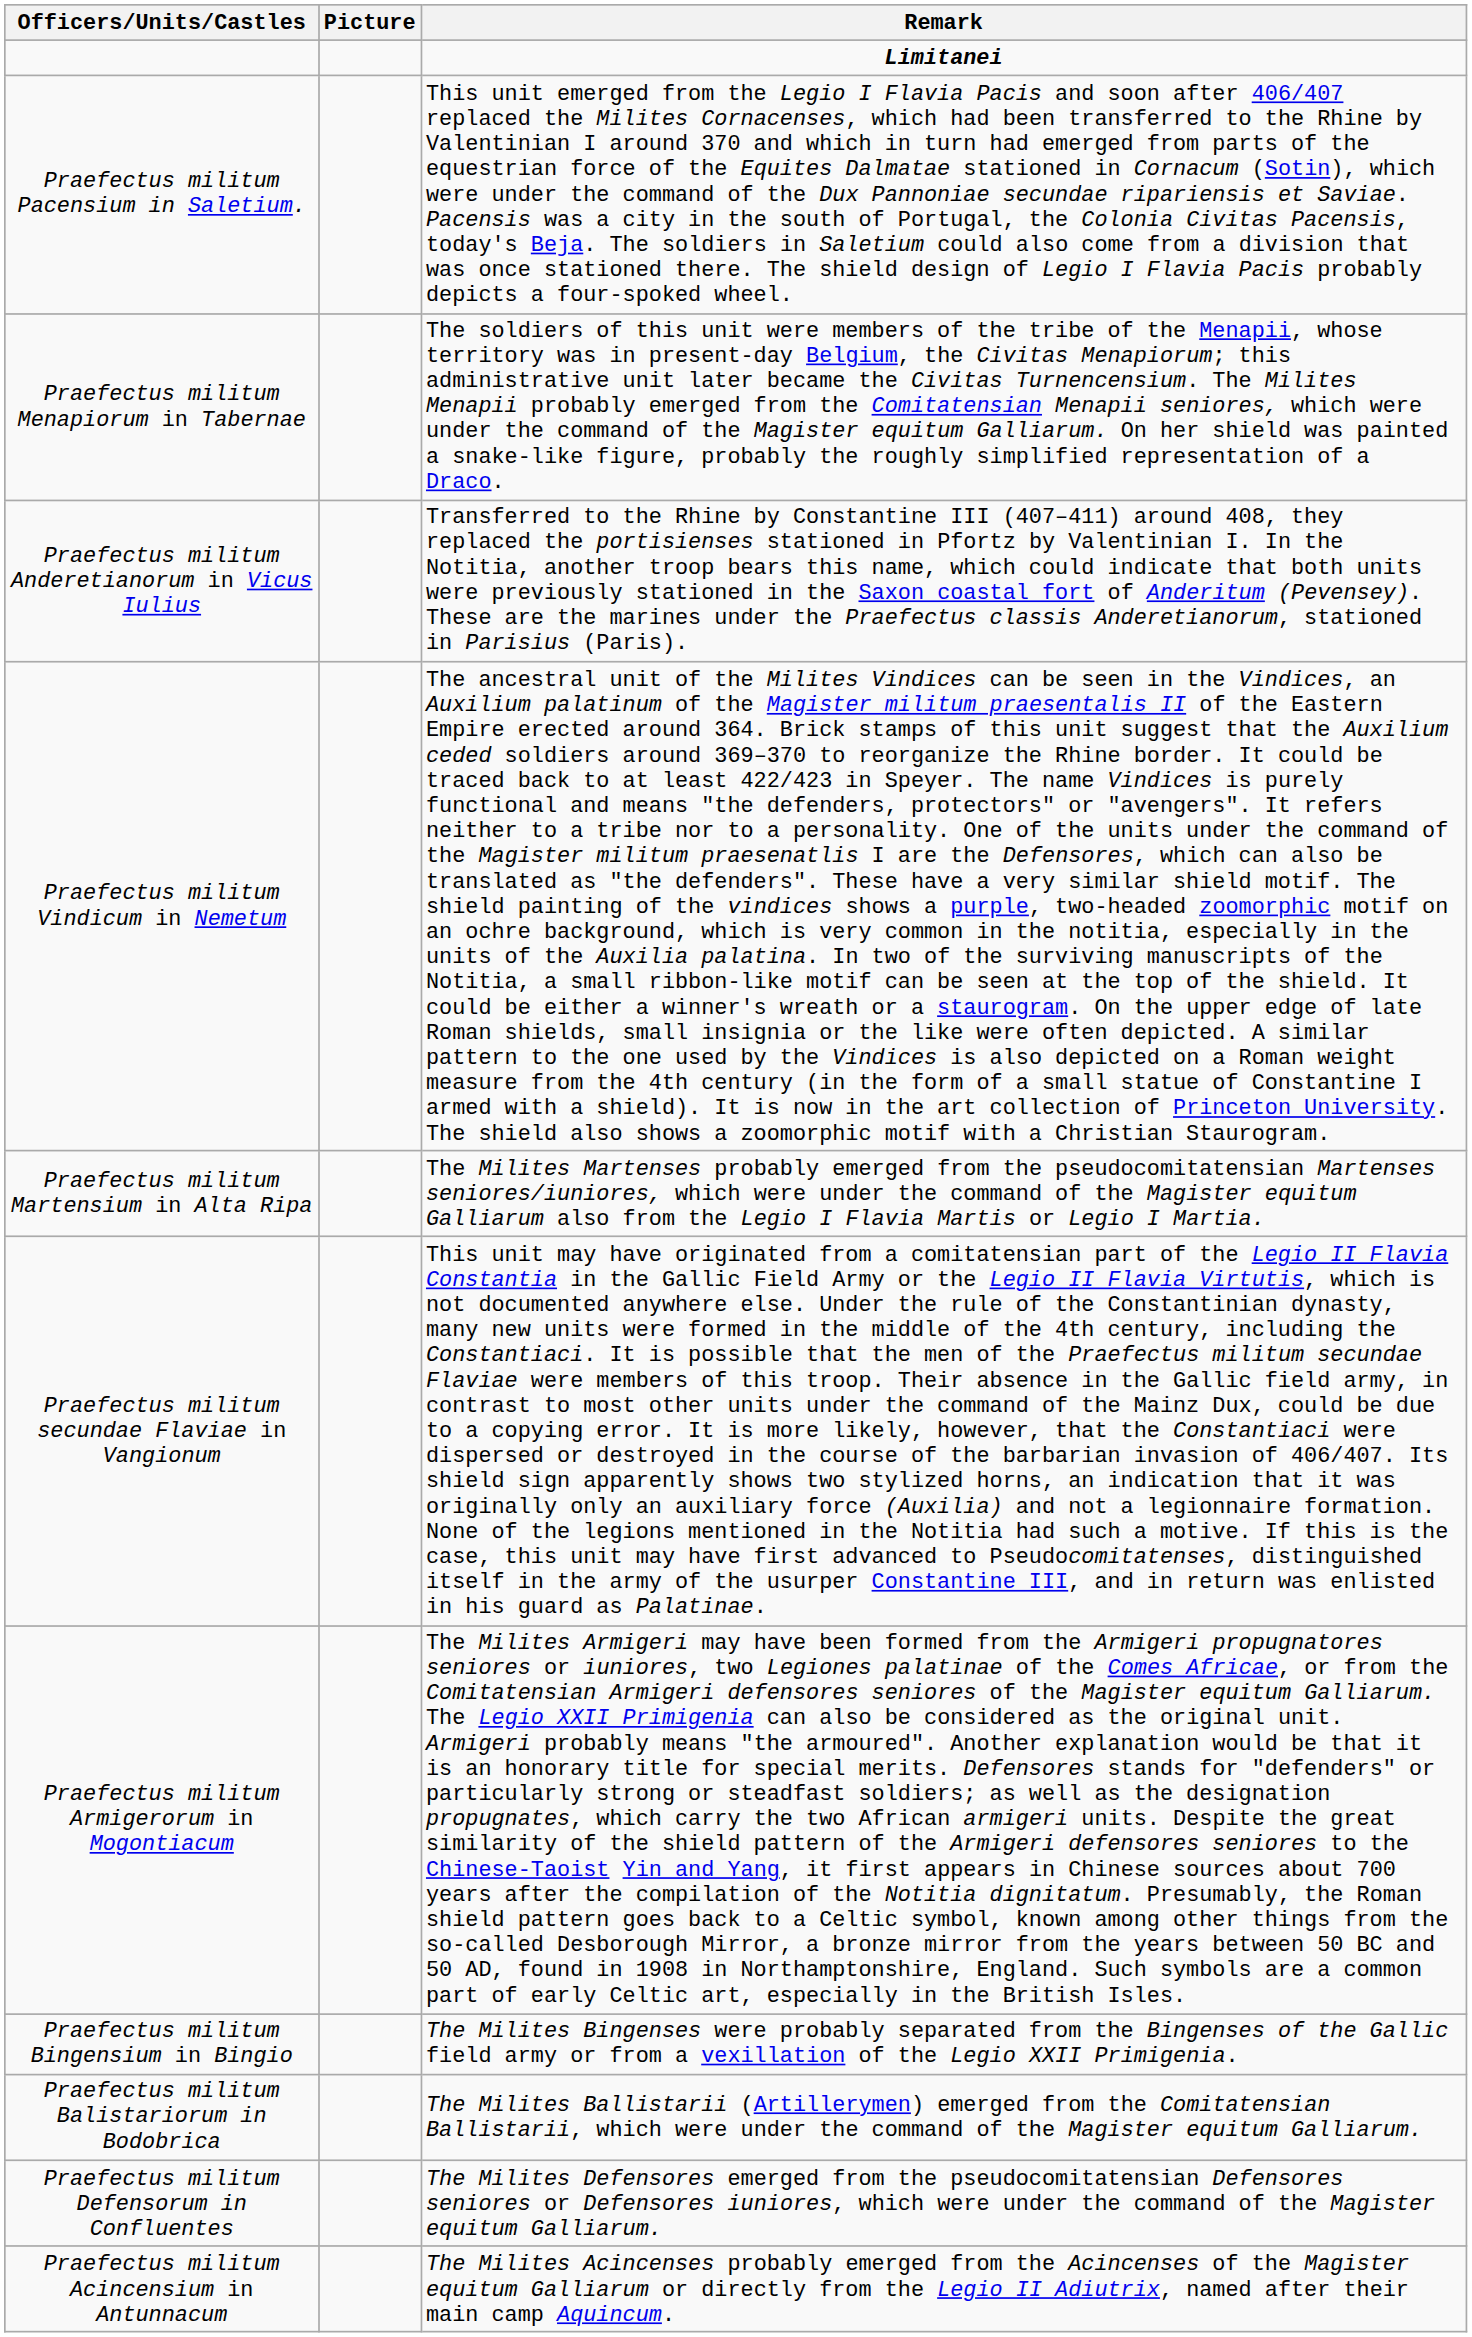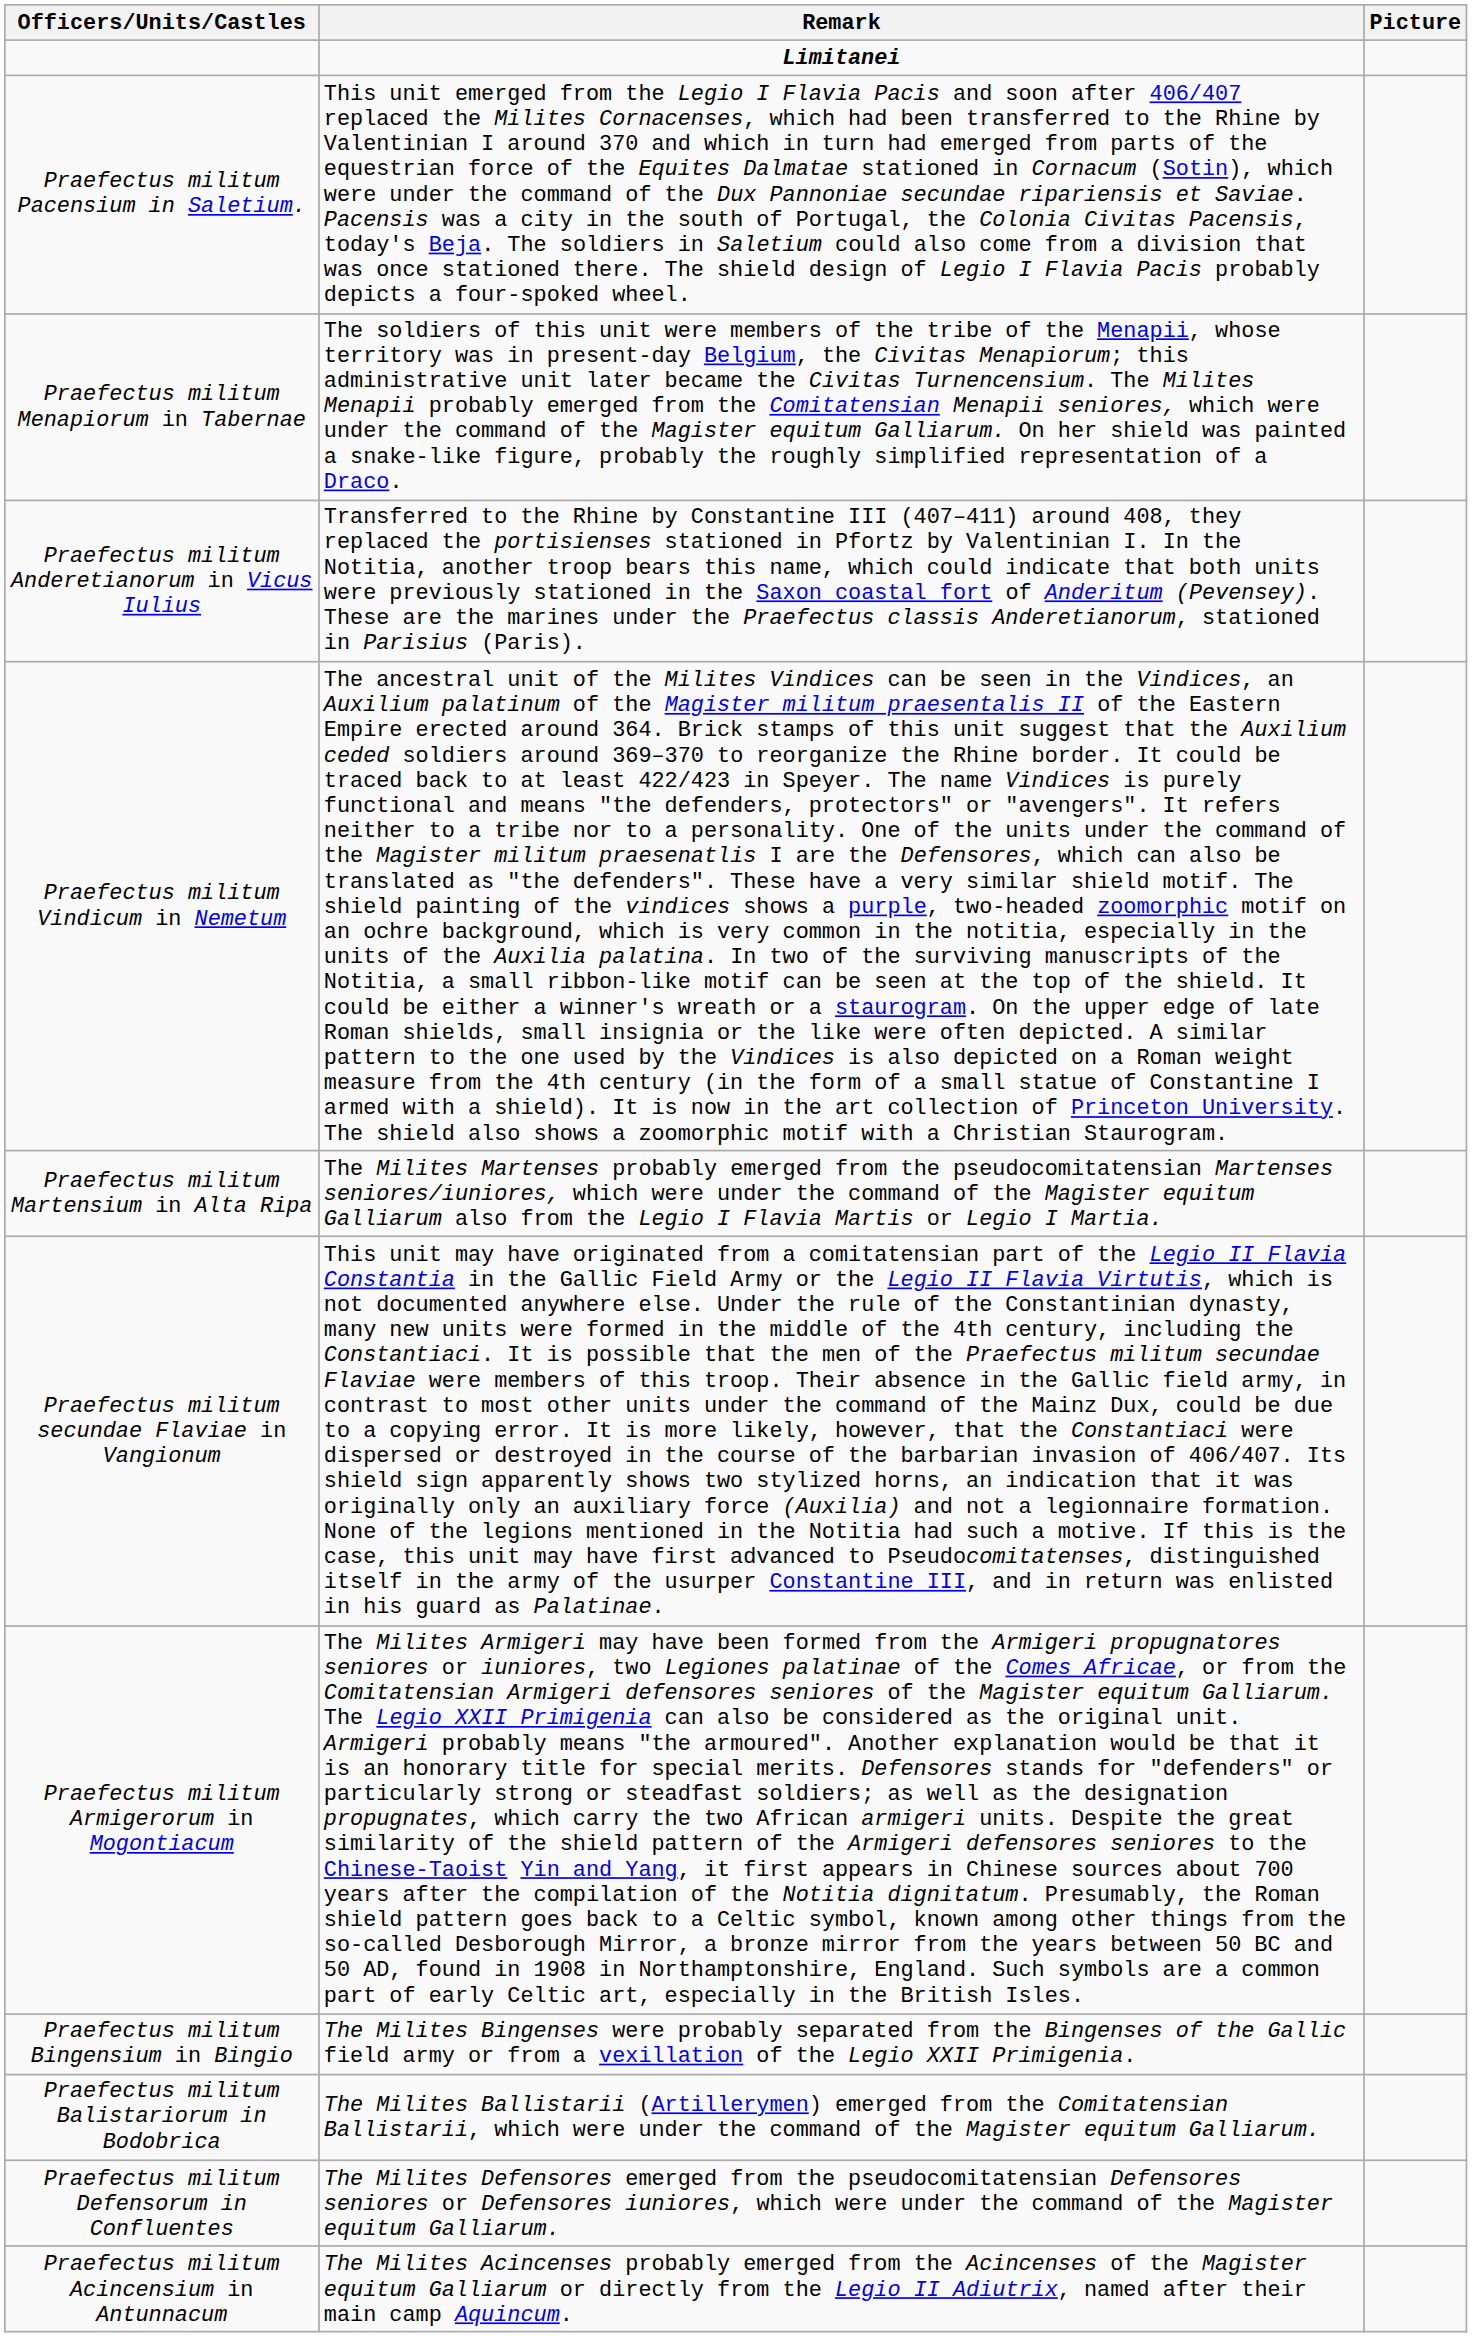columns swapped: (944, 23) <-> (370, 23)
